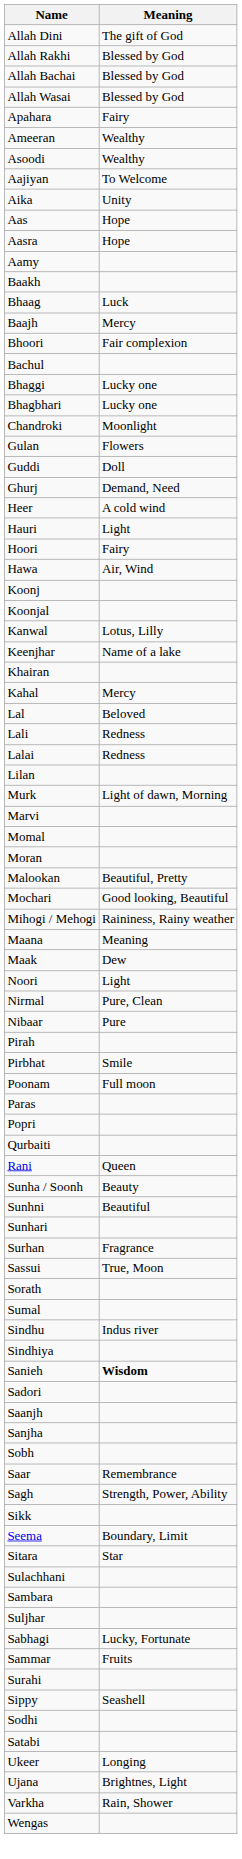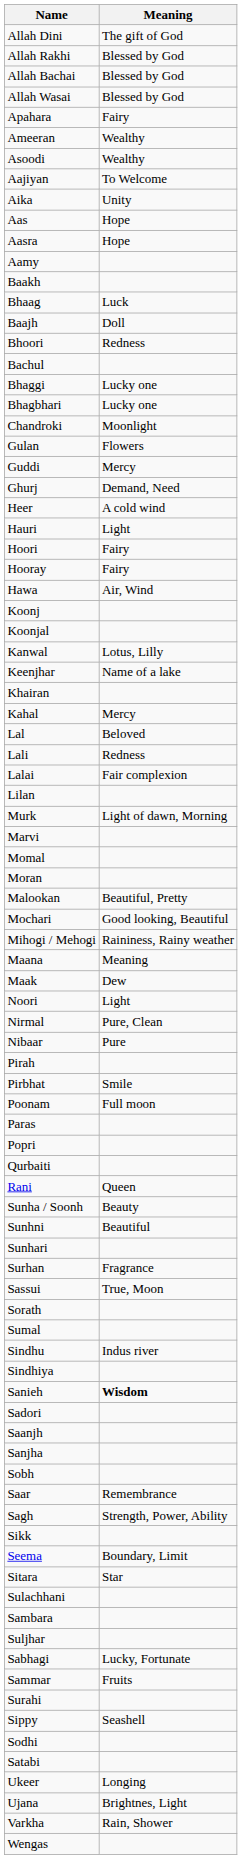(119, 323) Mercy -> (113, 323) Doll
(145, 343) Fair complexion -> (124, 343) Redness
(113, 466) Doll -> (119, 466) Mercy
+ row: (27, 569)
(124, 754) Redness -> (145, 775) Fair complexion
